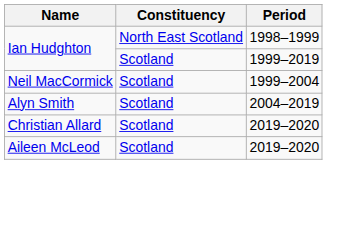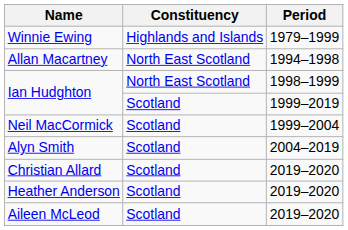+ row: (50, 37)
+ row: (58, 59)
+ row: (64, 192)
